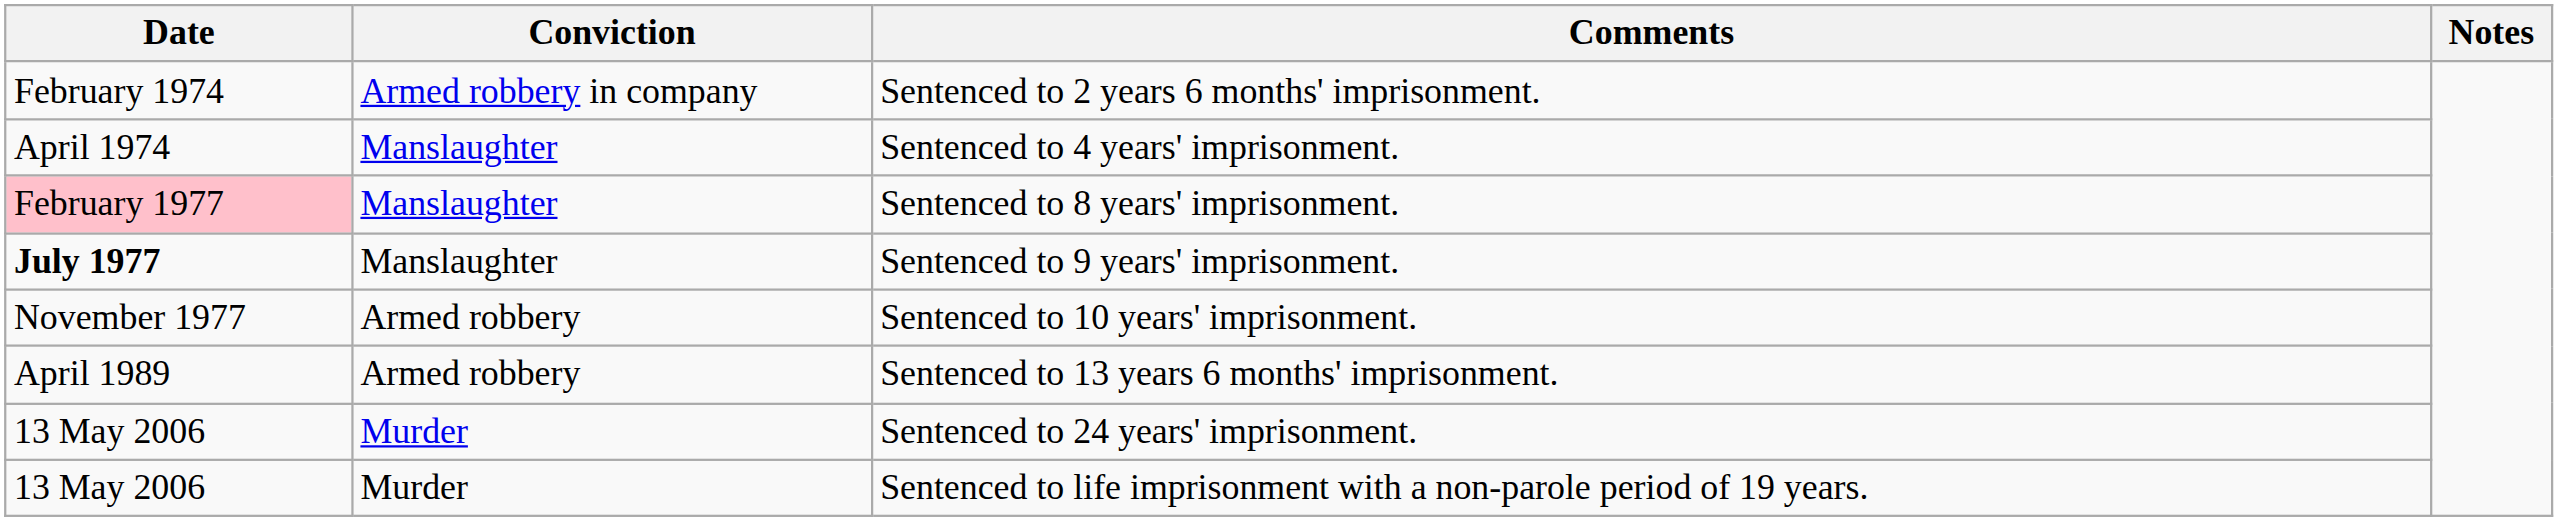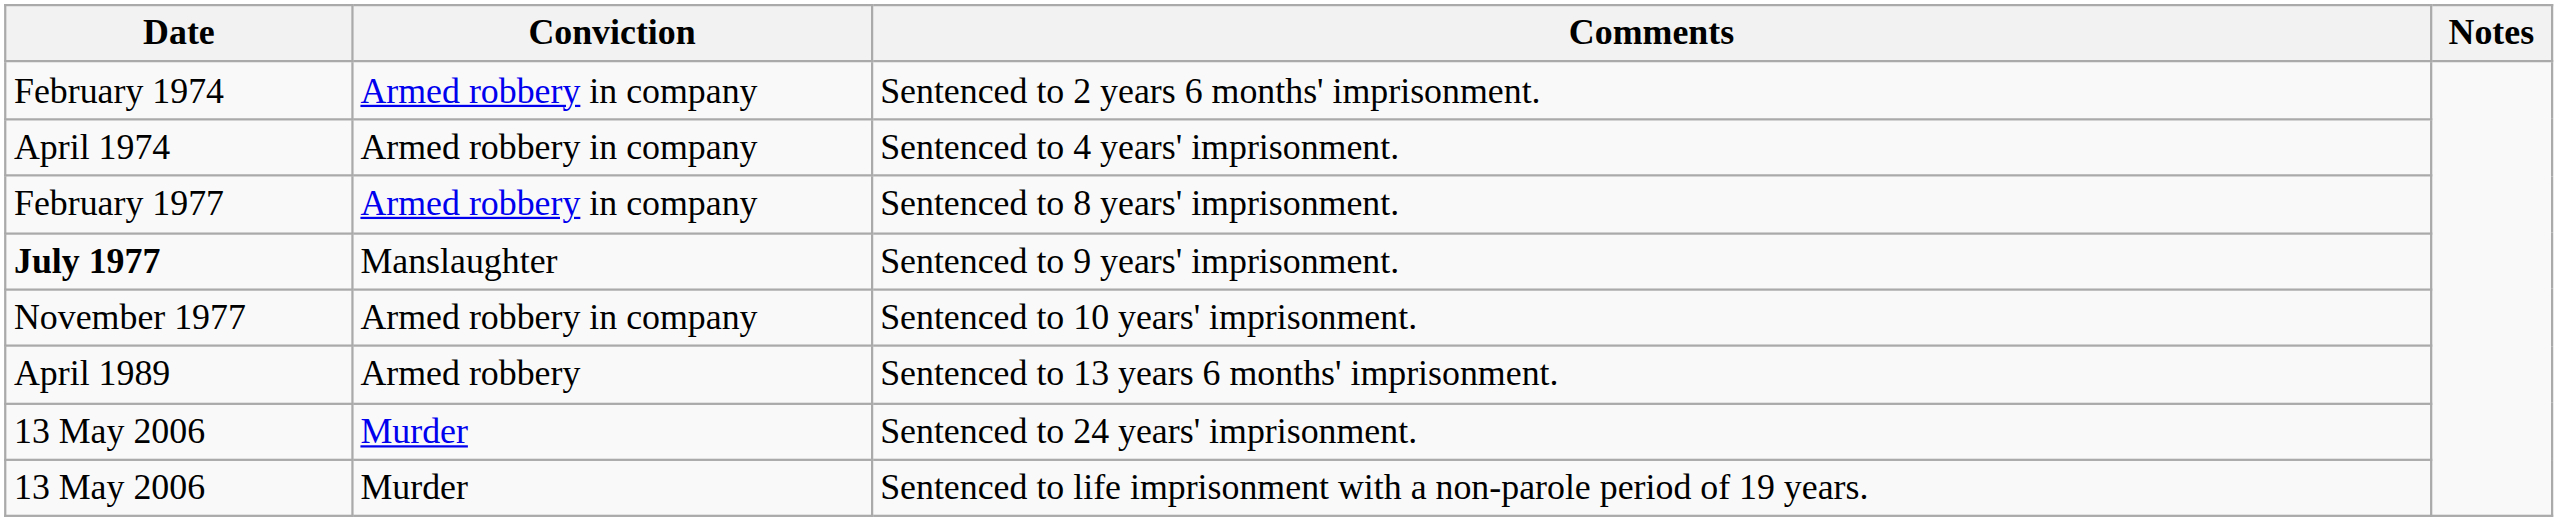(459, 146) Manslaughter -> (559, 146) Armed robbery in company
(119, 203) pink background -> (119, 203) no background
(459, 203) Manslaughter -> (559, 203) Armed robbery in company
(470, 317) Armed robbery -> (559, 317) Armed robbery in company
